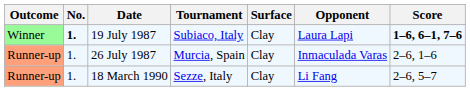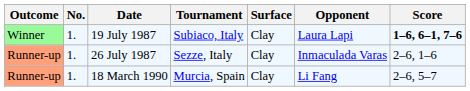(71, 34) bold -> (71, 34) normal
(209, 55) Murcia, Spain -> (203, 55) Sezze, Italy
(203, 75) Sezze, Italy -> (209, 75) Murcia, Spain
